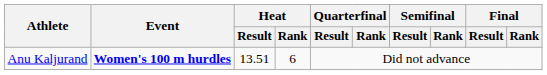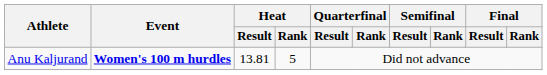(254, 58) 13.51 -> (254, 58) 13.81
(293, 58) 6 -> (293, 58) 5
